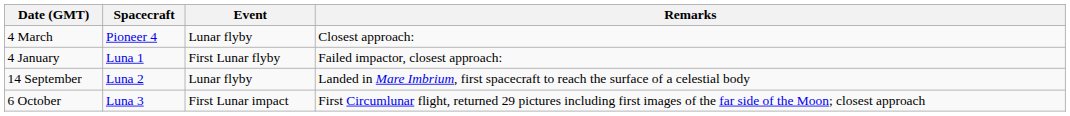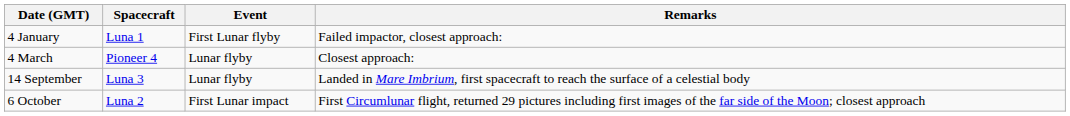rows swapped: (33, 57) <-> (30, 36)
(125, 79) Luna 2 -> (125, 79) Luna 3
(125, 100) Luna 3 -> (125, 100) Luna 2
